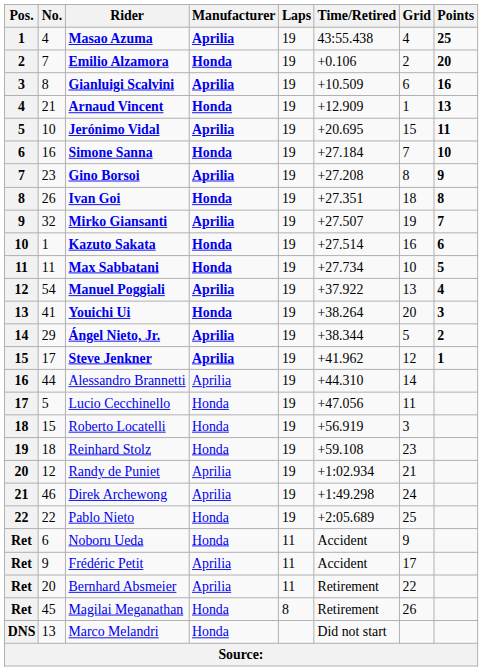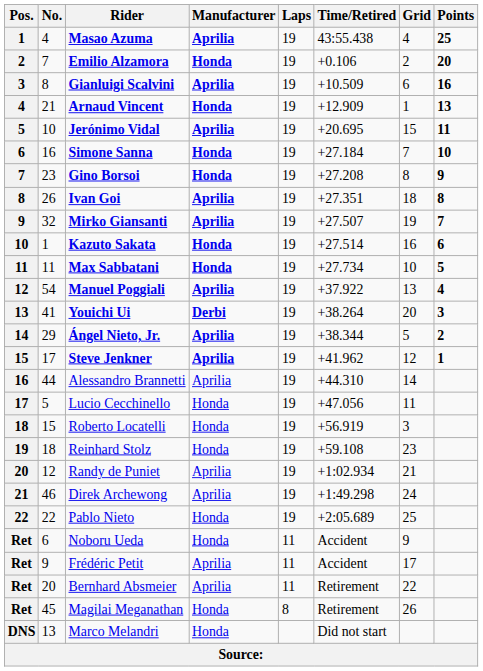(213, 175) Aprilia -> (212, 175) Honda
(212, 198) Honda -> (213, 198) Aprilia
(212, 312) Honda -> (209, 312) Derbi
